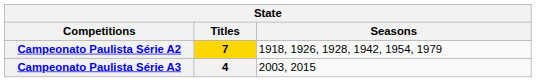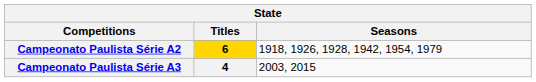(225, 49) 7 -> (225, 49) 6
